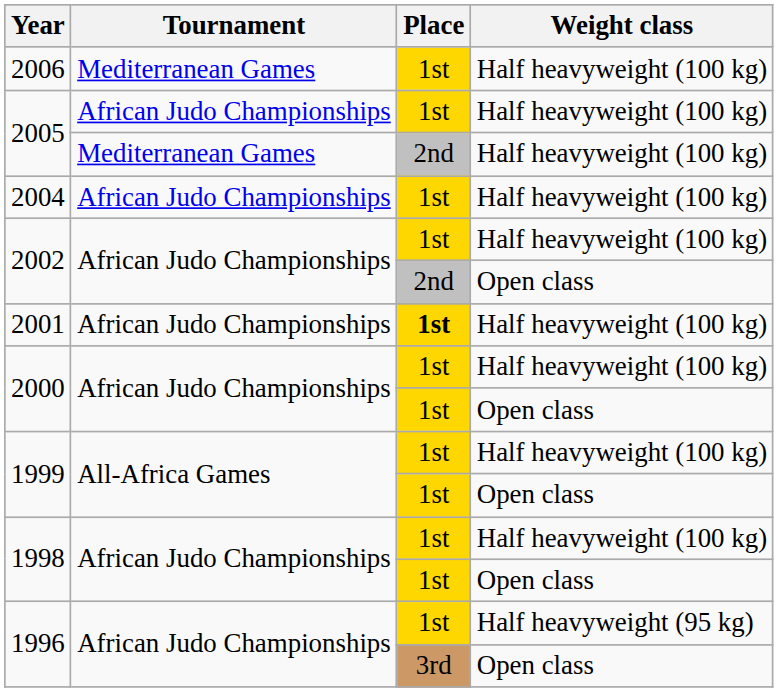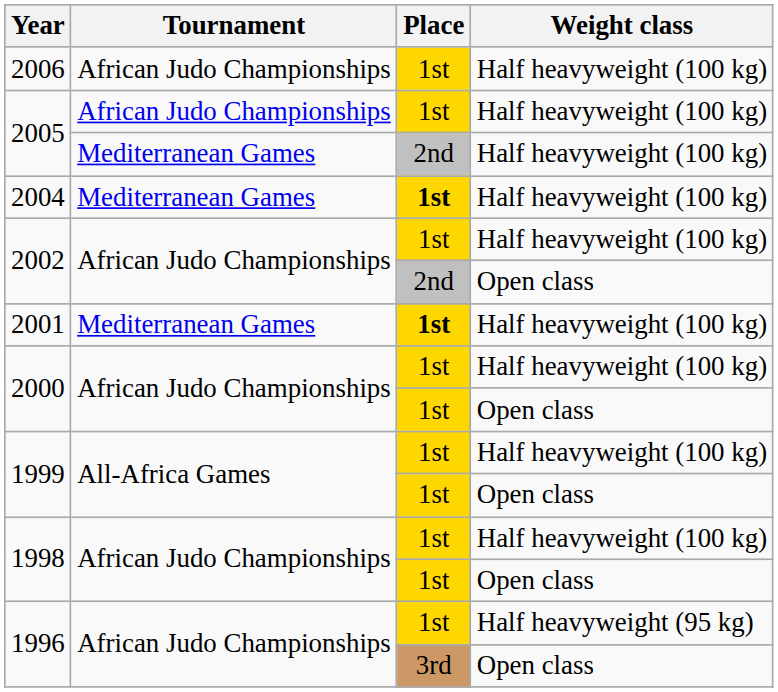(196, 68) Mediterranean Games -> (234, 68) African Judo Championships
(234, 196) African Judo Championships -> (196, 196) Mediterranean Games
(434, 196) normal -> (434, 196) bold
(234, 324) African Judo Championships -> (196, 324) Mediterranean Games
